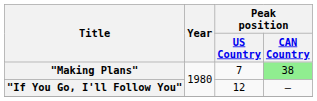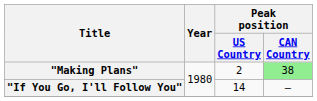(239, 71) 7 -> (239, 71) 2
(239, 88) 12 -> (239, 88) 14
